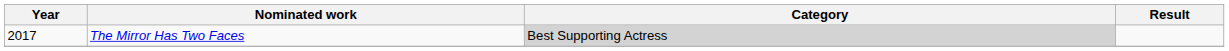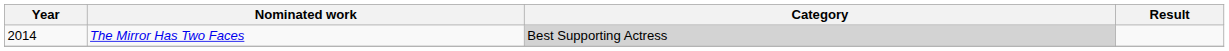(22, 35) 2017 -> (22, 35) 2014
